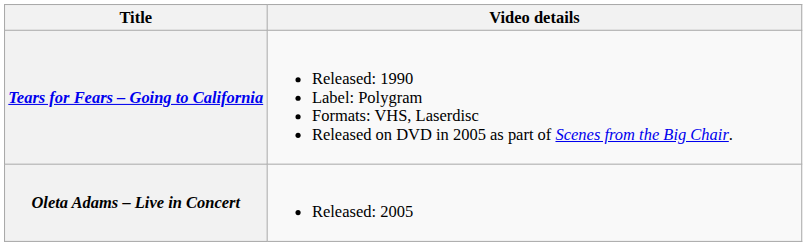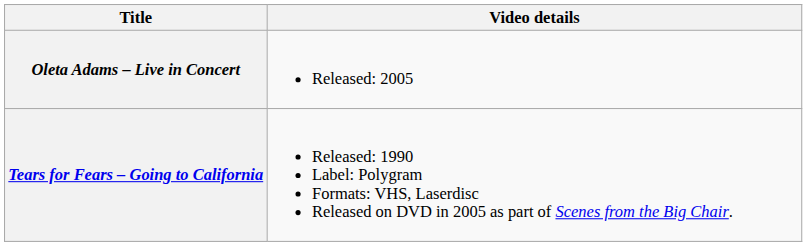rows swapped: (136, 97) <-> (136, 202)
